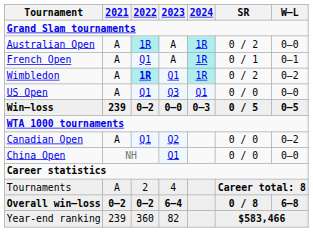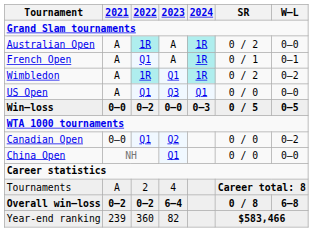(145, 76) bold -> (145, 76) normal
(117, 108) 239 -> (117, 108) 0–0
(117, 139) A -> (117, 139) 0–0
